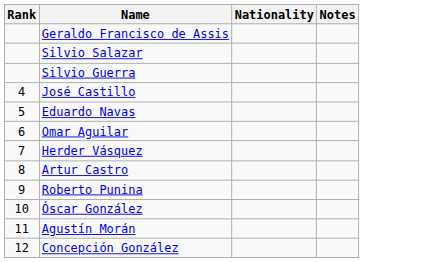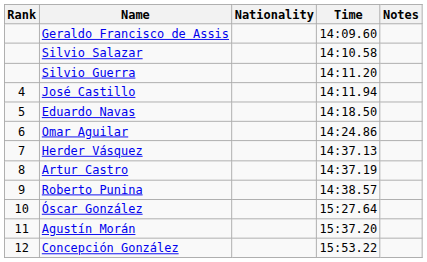+ column: (348, 14)
